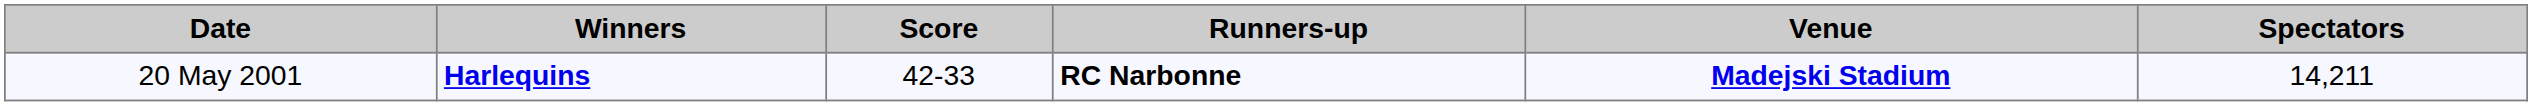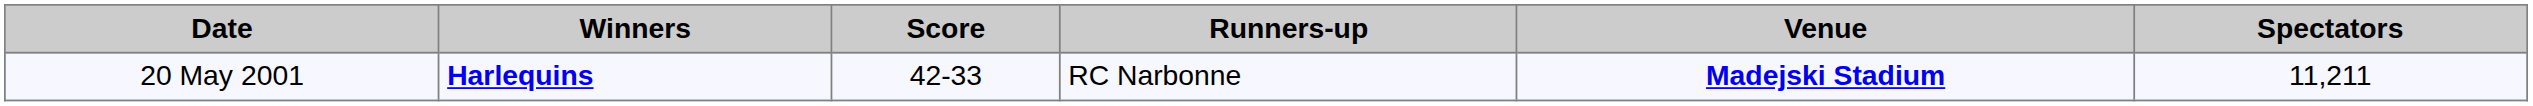(1151, 76) bold -> (1155, 76) normal
(2332, 76) 14,211 -> (2330, 76) 11,211
